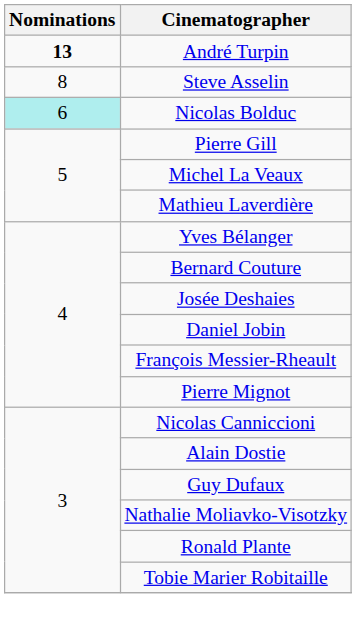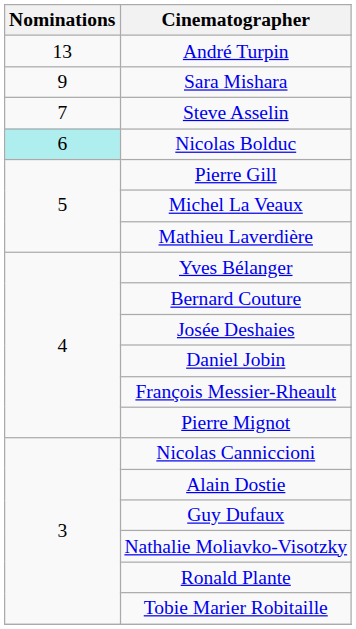(62, 50) bold -> (62, 50) normal
+ row: (236, 81)
(62, 81) 8 -> (62, 112) 7
